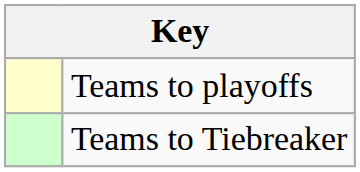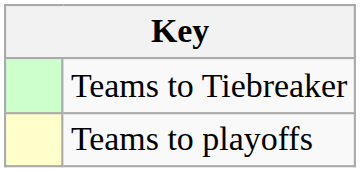rows swapped: (192, 85) <-> (209, 138)
